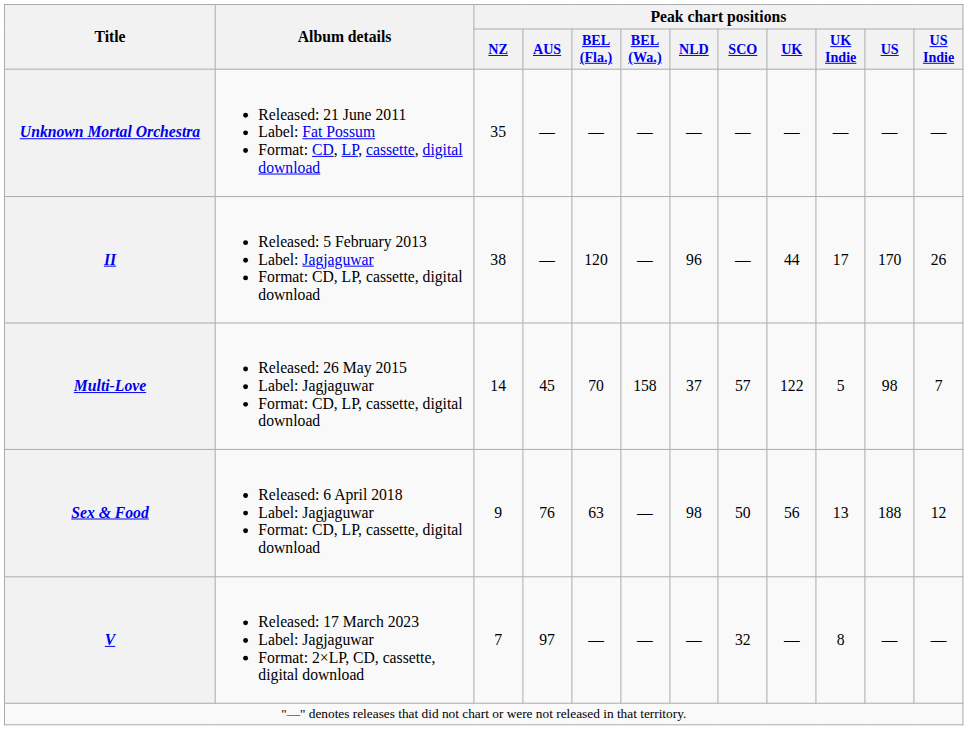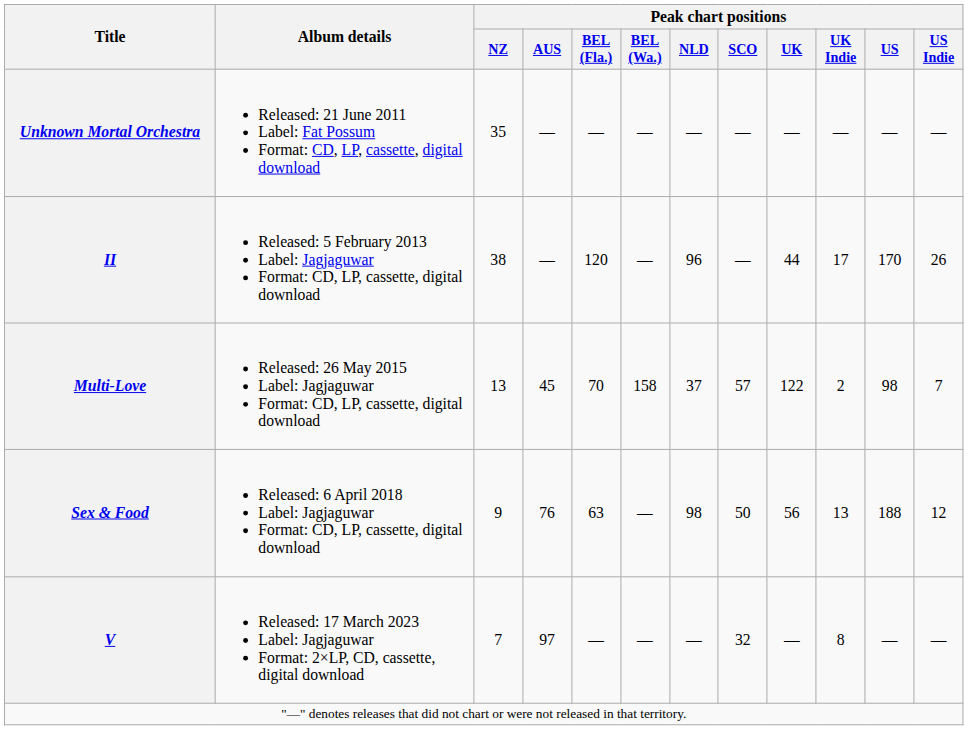(498, 386) 14 -> (498, 386) 13
(841, 386) 5 -> (841, 386) 2
